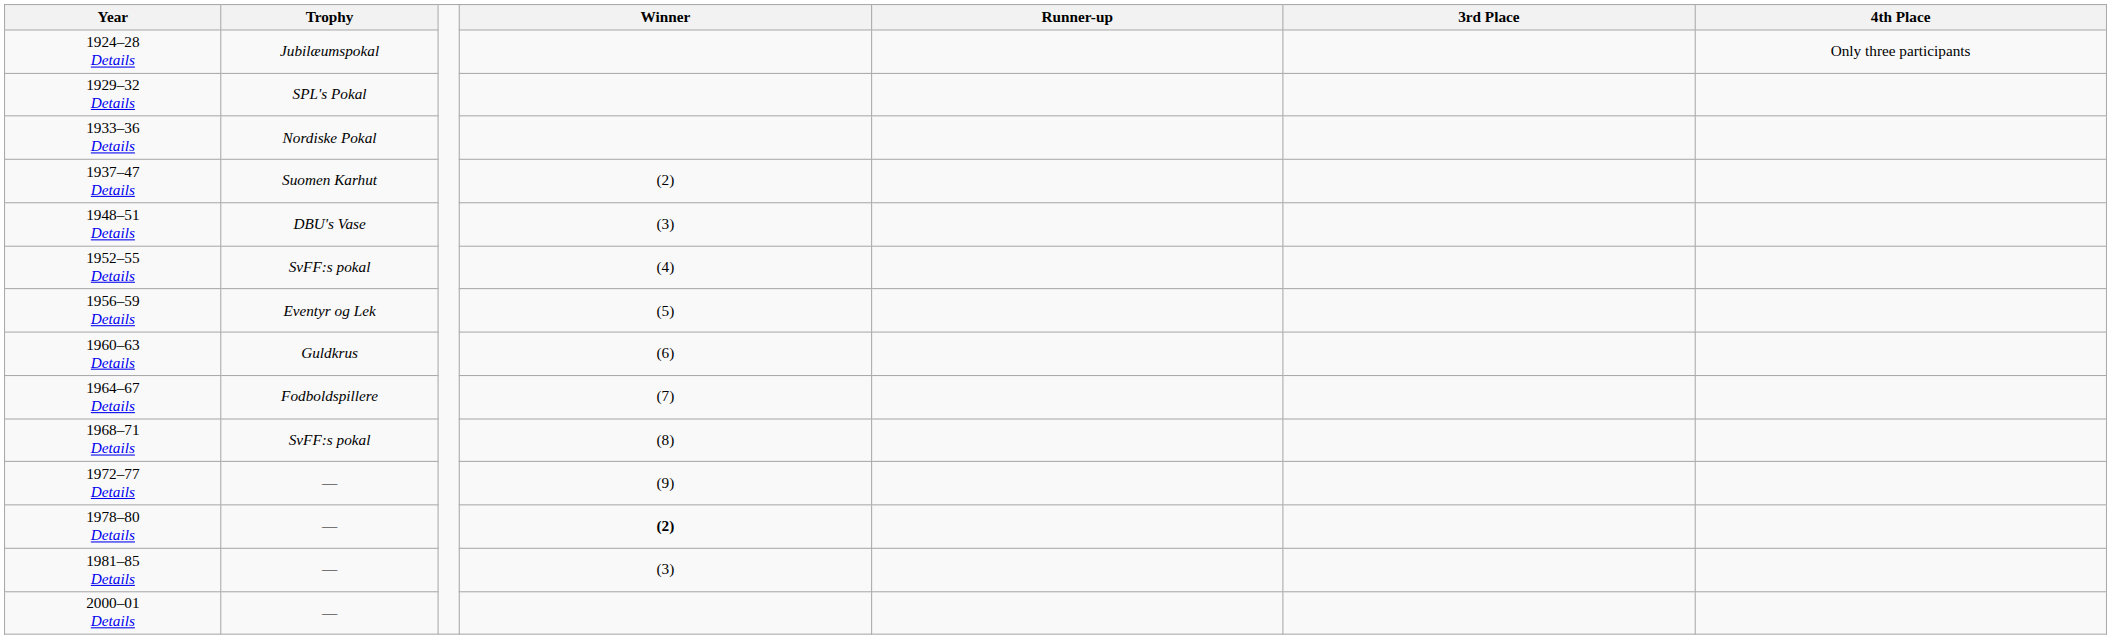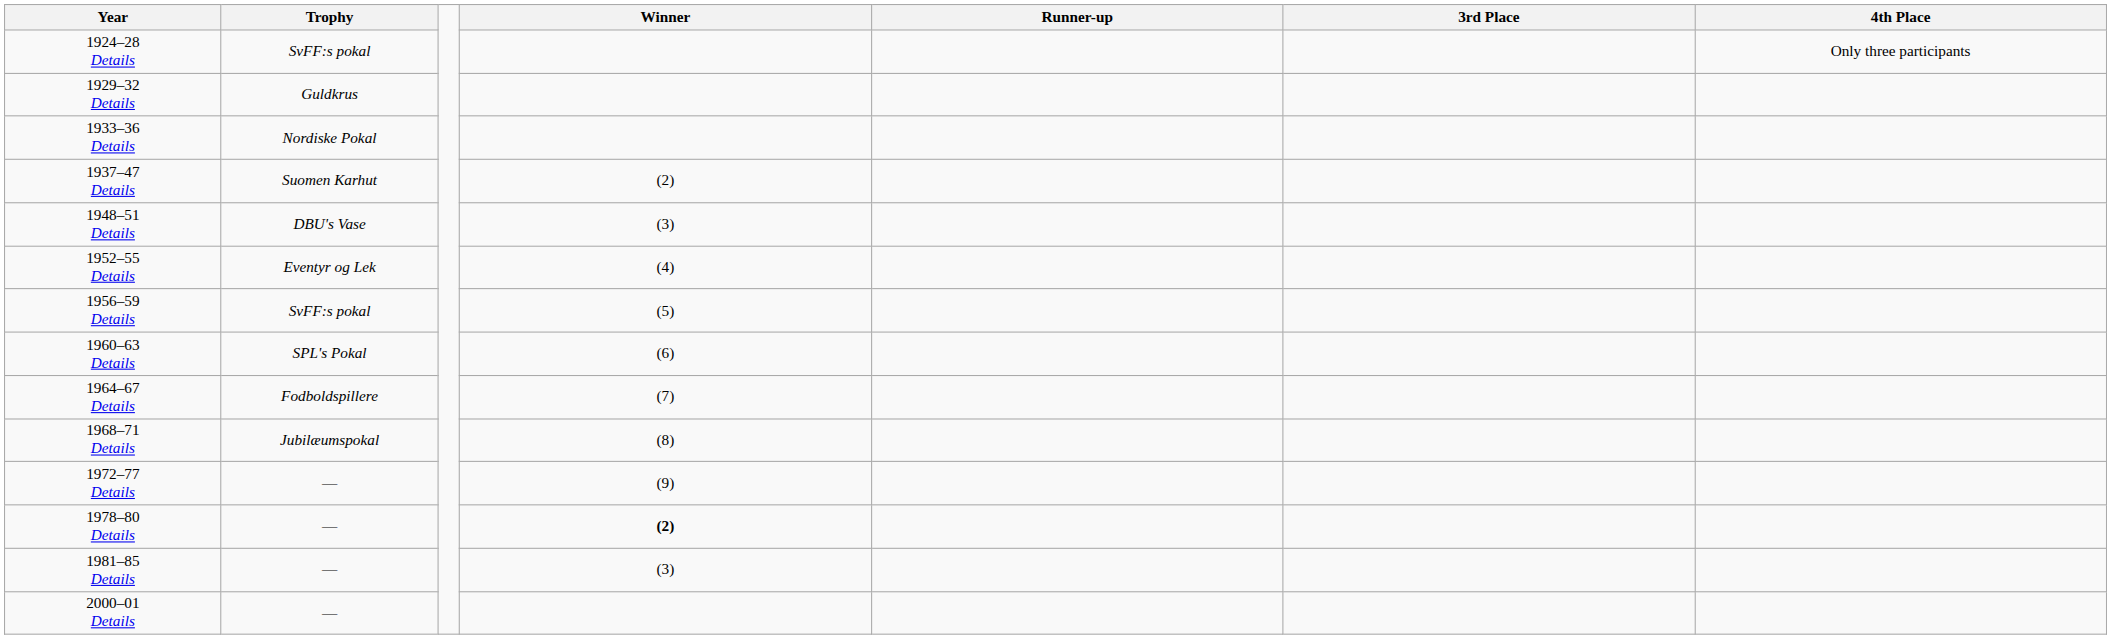(330, 51) Jubilæumspokal -> (330, 51) SvFF:s pokal
(330, 94) SPL's Pokal -> (330, 94) Guldkrus
(330, 267) SvFF:s pokal -> (330, 267) Eventyr og Lek
(330, 310) Eventyr og Lek -> (330, 310) SvFF:s pokal
(330, 354) Guldkrus -> (330, 354) SPL's Pokal
(330, 440) SvFF:s pokal -> (330, 440) Jubilæumspokal
